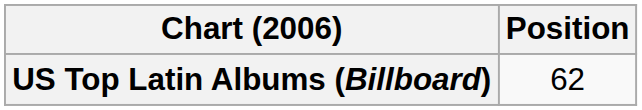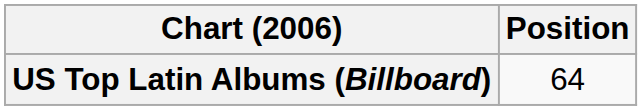(568, 79) 62 -> (568, 79) 64
